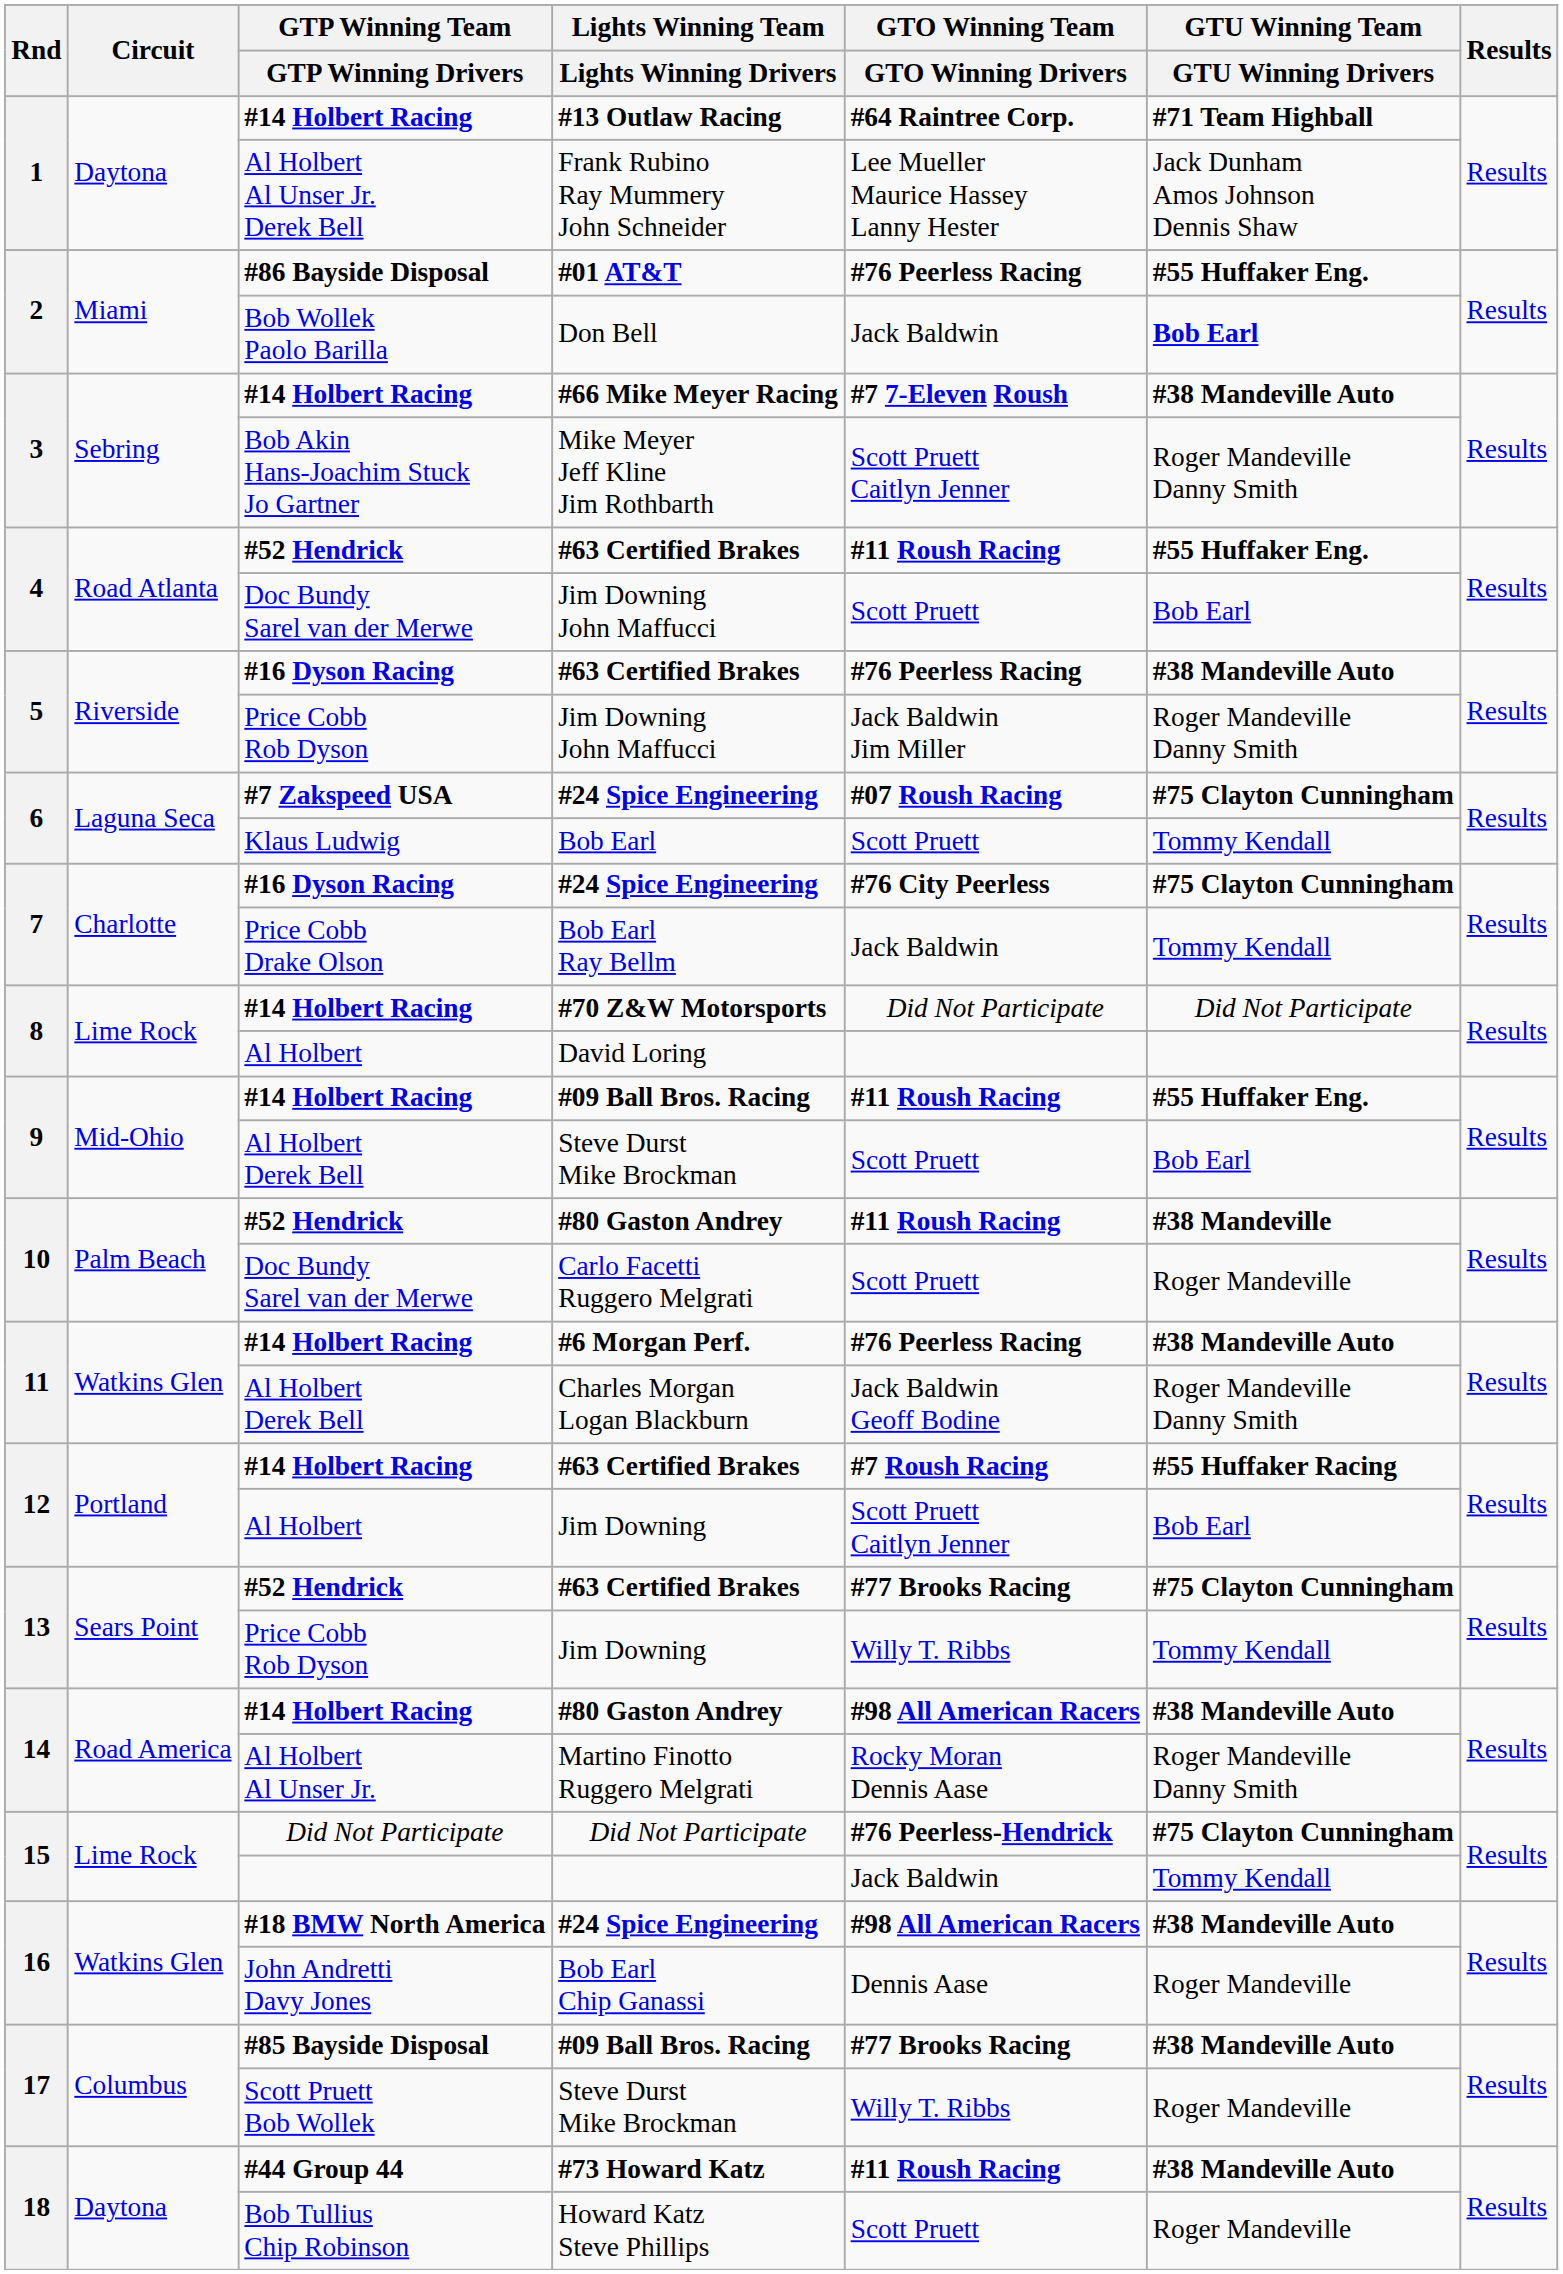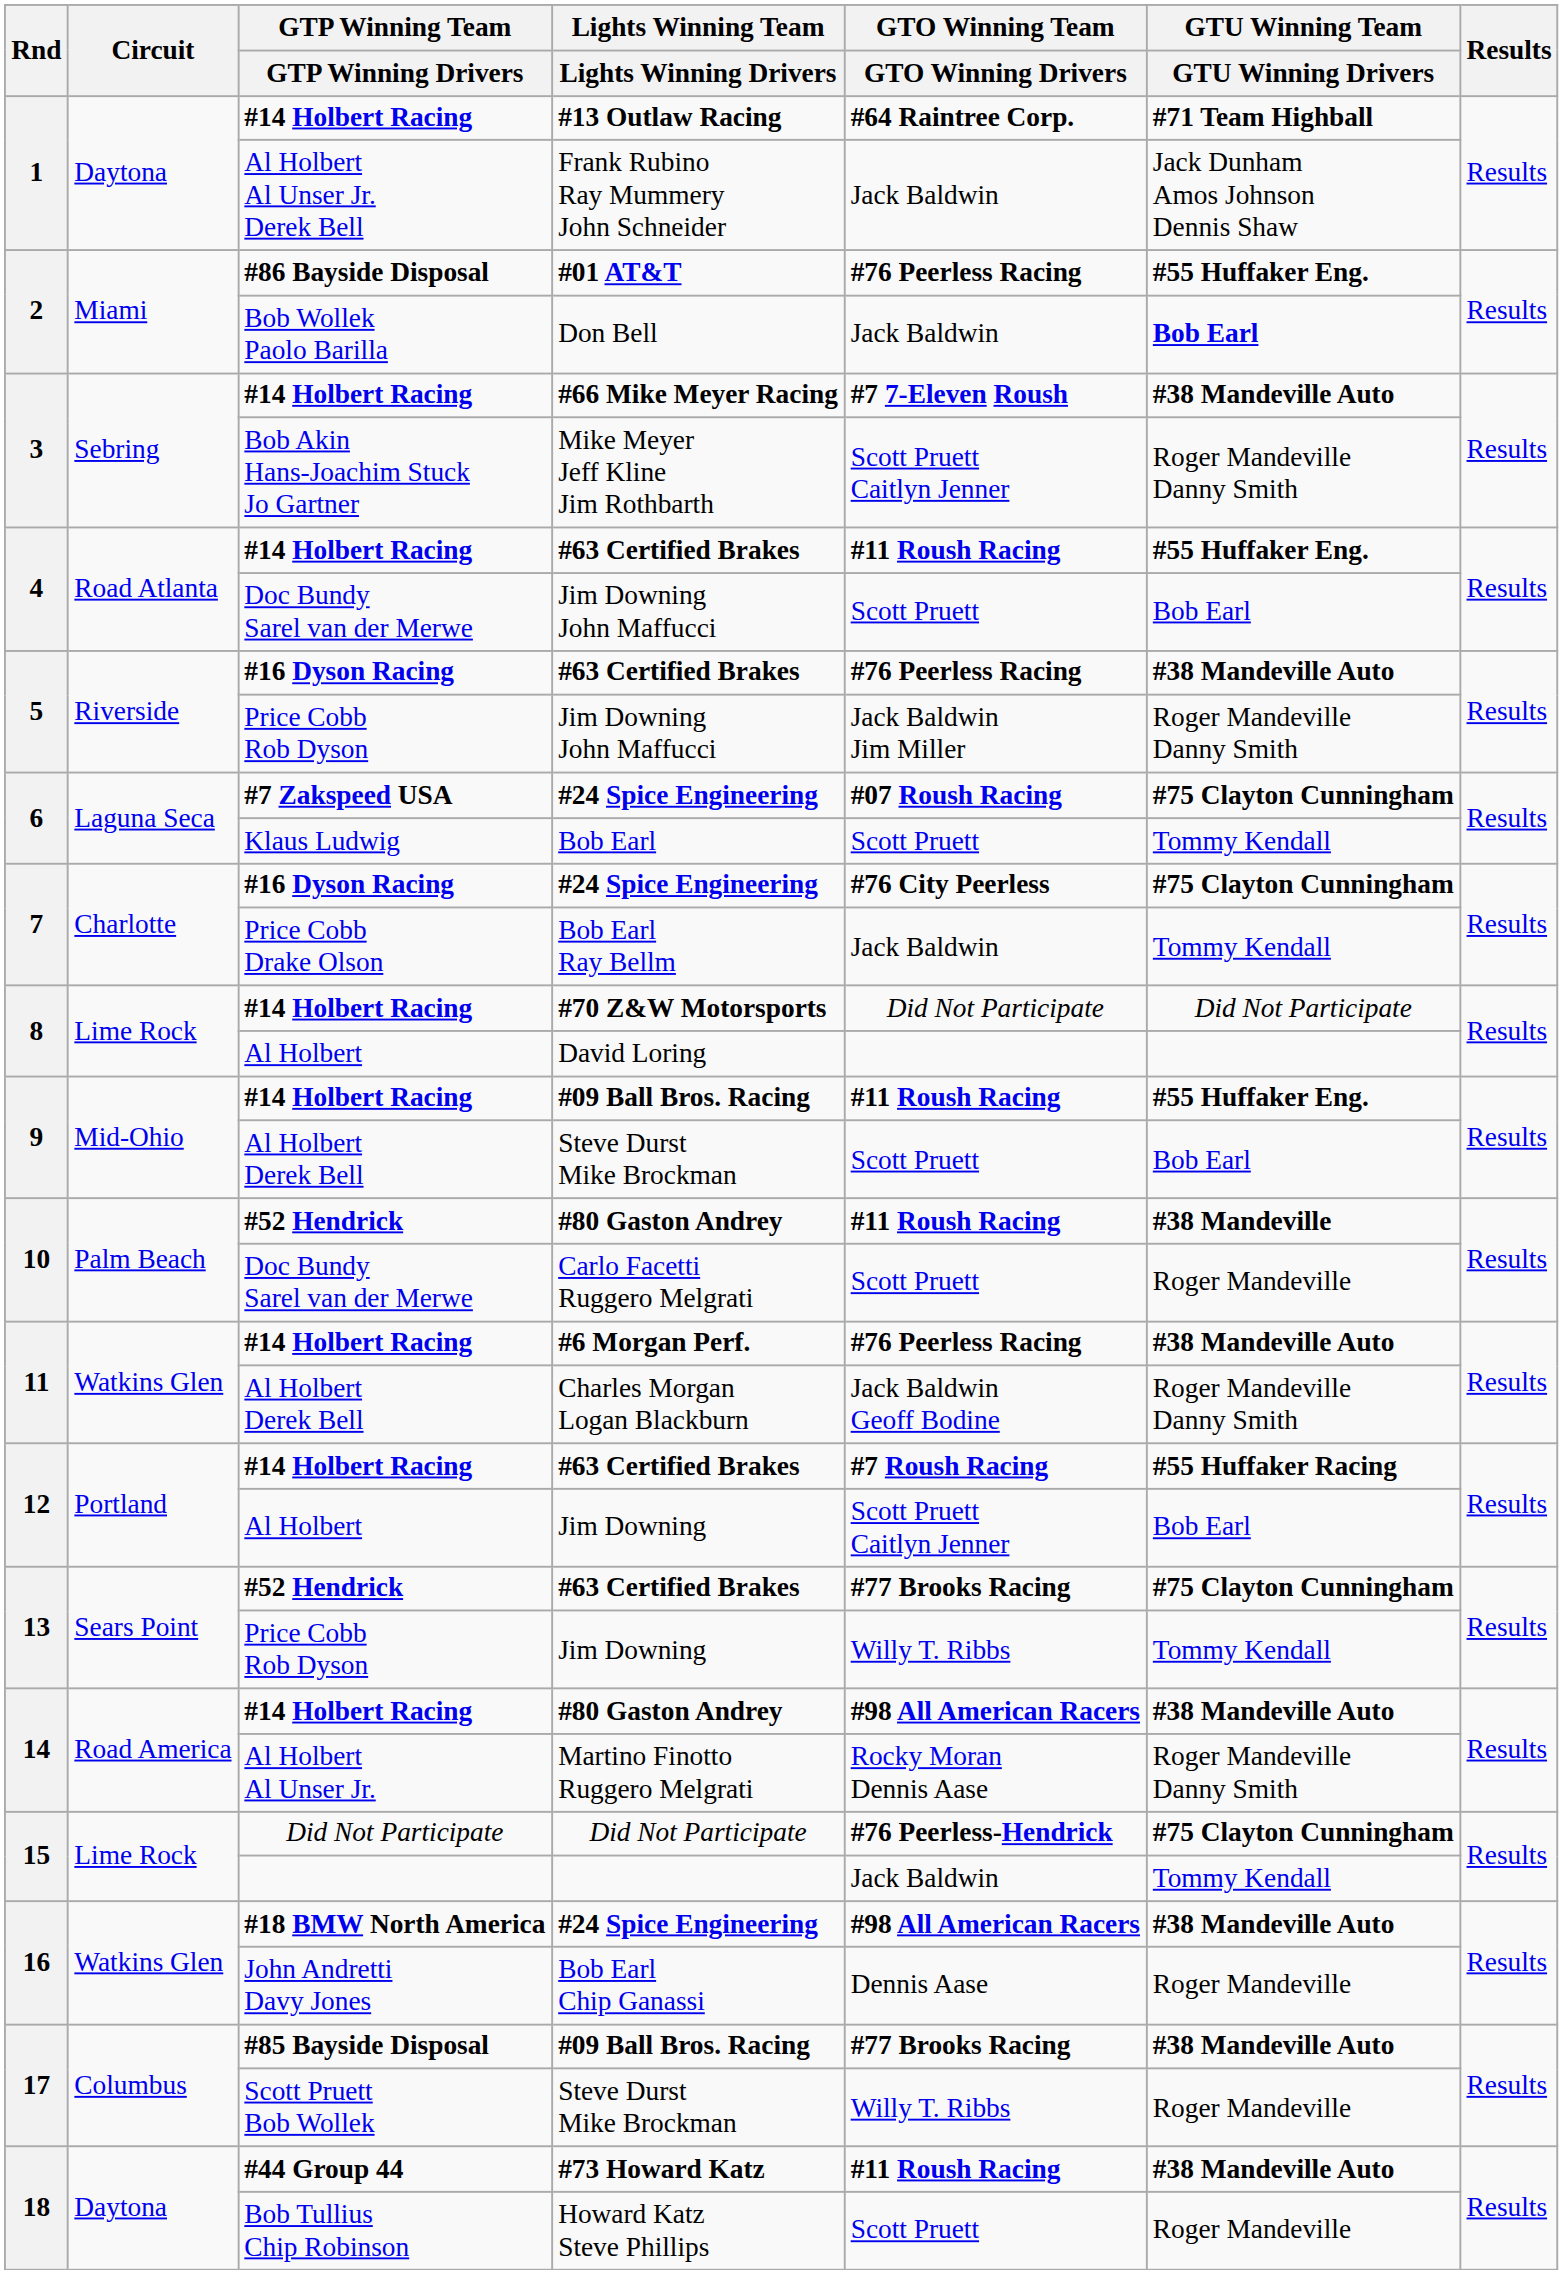(939, 195) Lee Mueller Maurice Hassey Lanny Hester -> (925, 195) Jack Baldwin
(324, 549) #52 Hendrick -> (358, 549) #14 Holbert Racing
